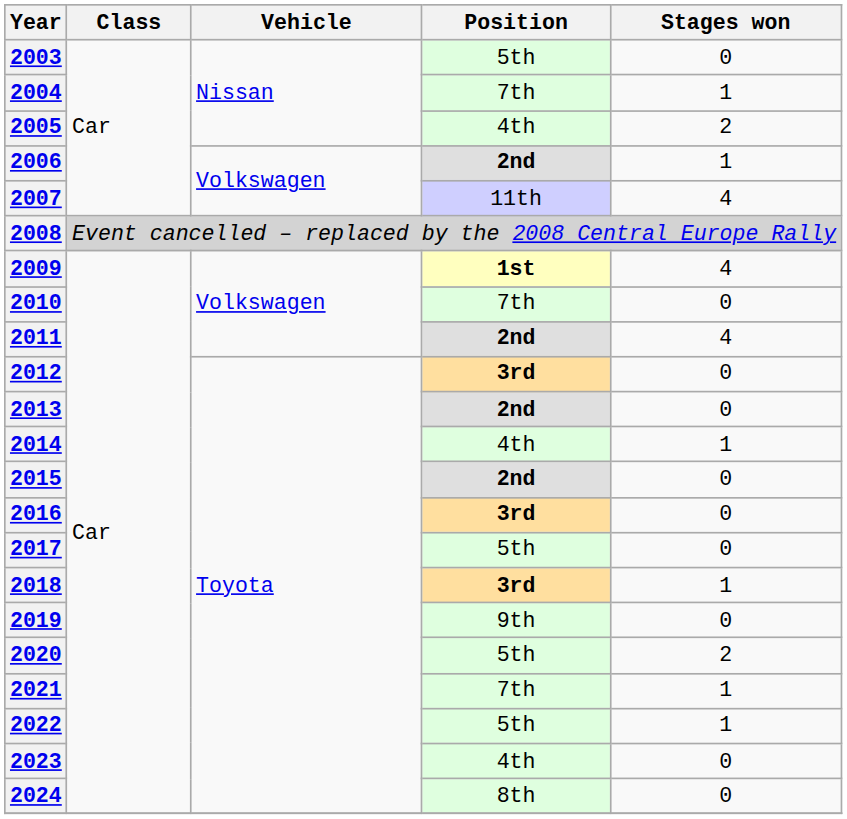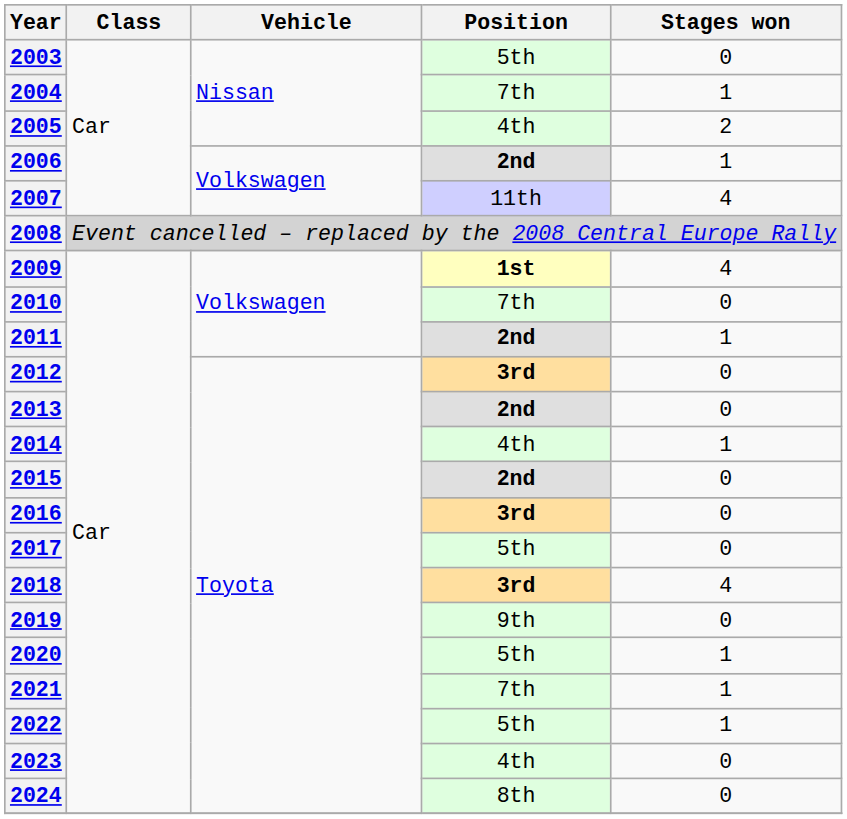(726, 339) 4 -> (726, 339) 1
(726, 585) 1 -> (726, 585) 4
(726, 655) 2 -> (726, 655) 1
